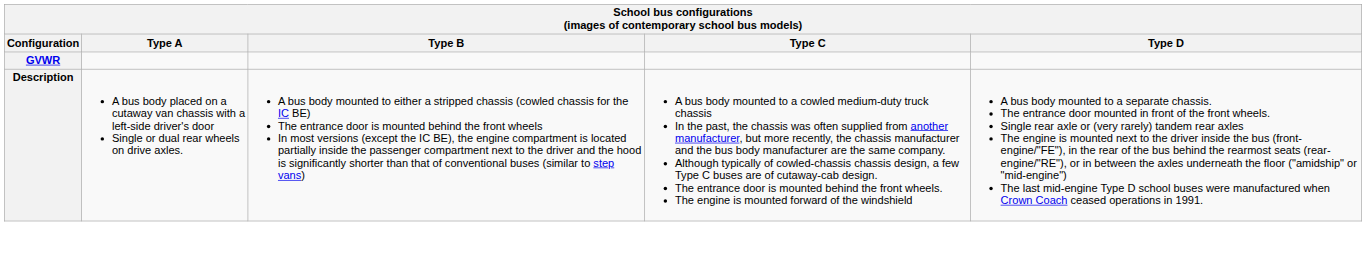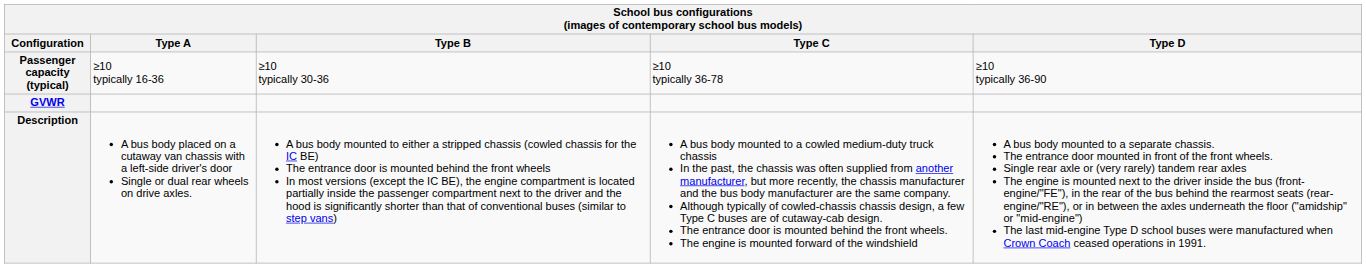+ row: (48, 73)
